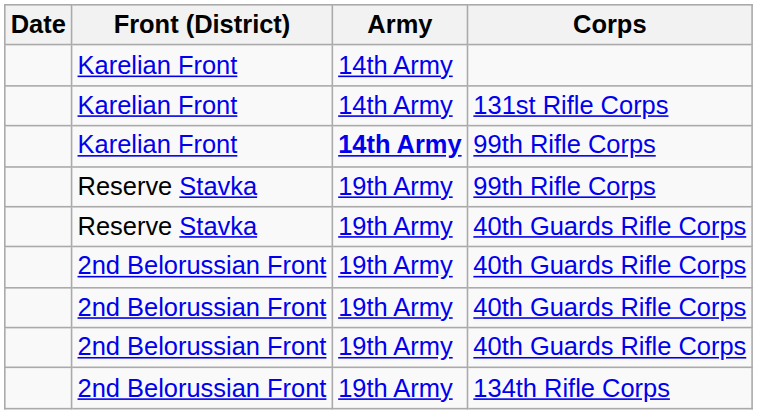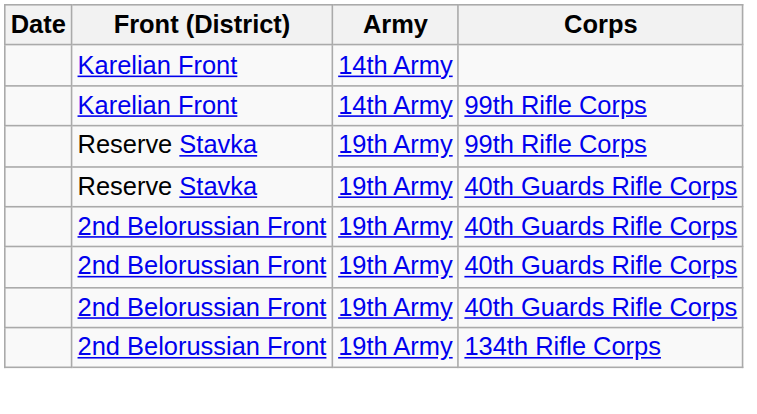- row: (157, 105)
(400, 145) bold -> (395, 105) normal
